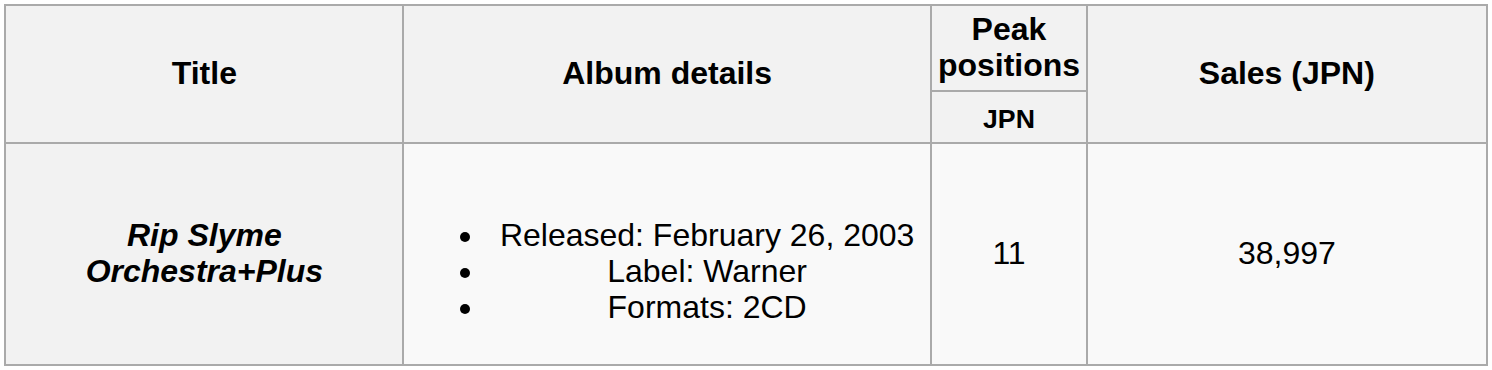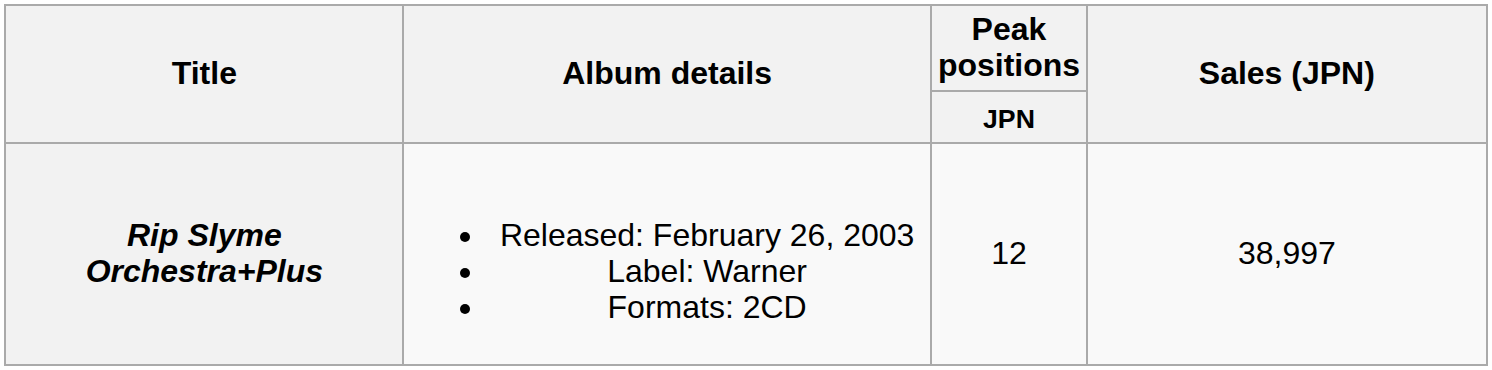(1009, 253) 11 -> (1009, 253) 12
